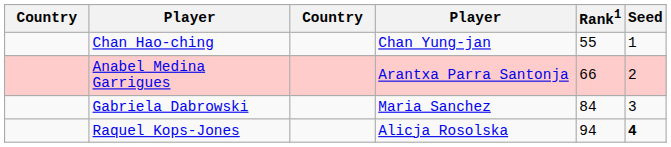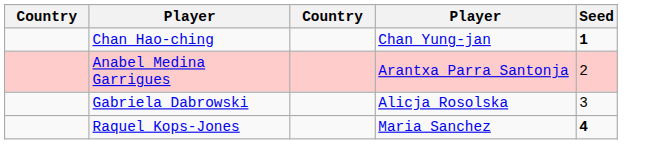- column: (600, 18)
(632, 44) normal -> (584, 40) bold
(435, 107) Maria Sanchez -> (443, 104) Alicja Rosolska
(443, 131) Alicja Rosolska -> (435, 127) Maria Sanchez
